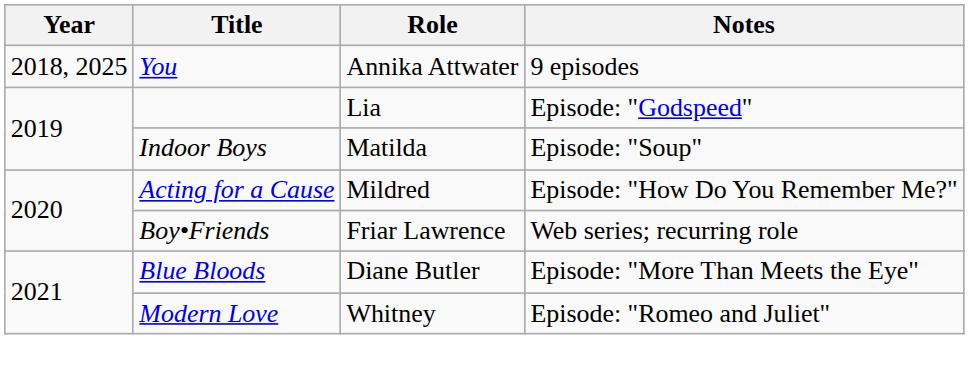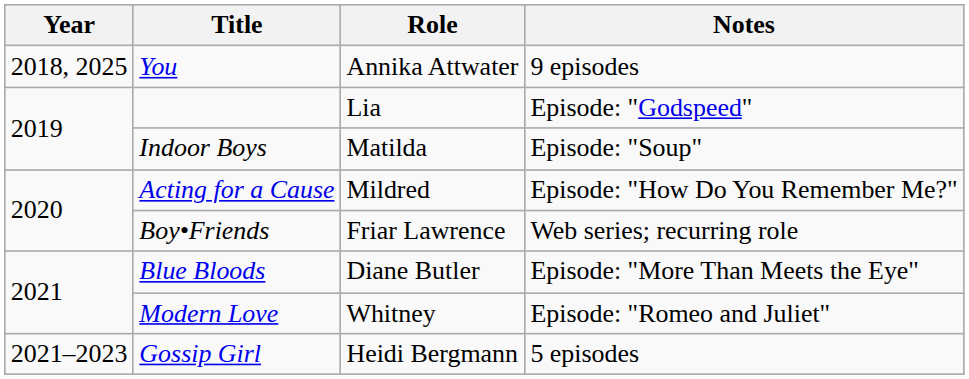+ row: (200, 353)
